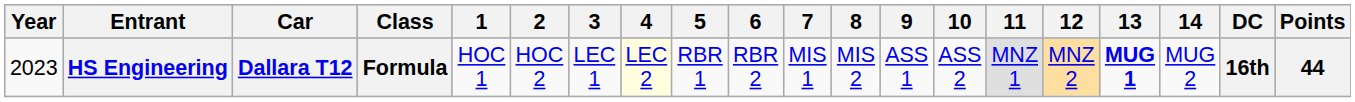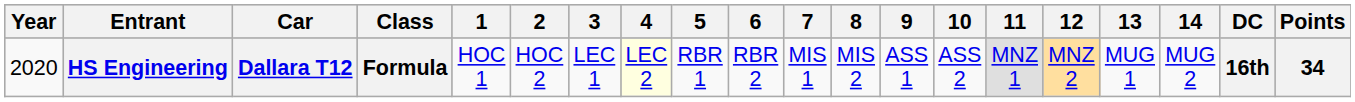(34, 67) 2023 -> (34, 67) 2020
(1130, 67) bold -> (1130, 67) normal
(1313, 67) 44 -> (1313, 67) 34
